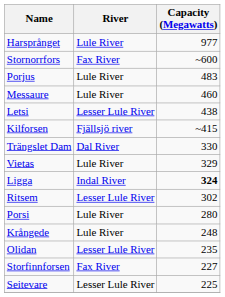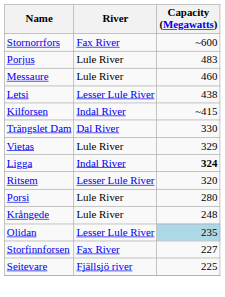- row: (33, 42)
(104, 128) Fjällsjö river -> (101, 111) Indal River
(209, 197) 302 -> (209, 180) 320
(209, 249) no background -> (209, 232) lightblue background
(115, 284) Lesser Lule River -> (104, 266) Fjällsjö river
